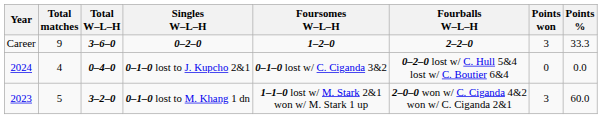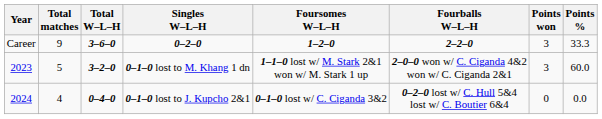rows swapped: (188, 98) <-> (188, 68)
